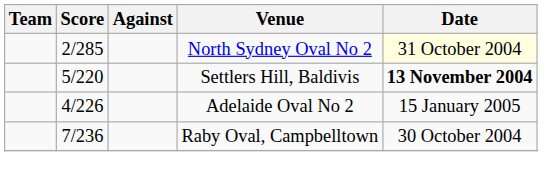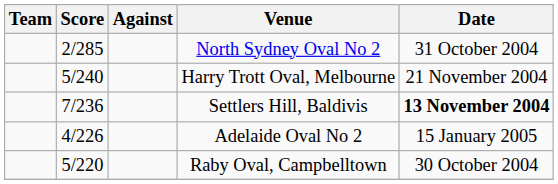(460, 48) lightyellow background -> (476, 48) no background
+ row: (288, 77)
(82, 77) 5/220 -> (82, 106) 7/236
(82, 135) 7/236 -> (82, 164) 5/220
